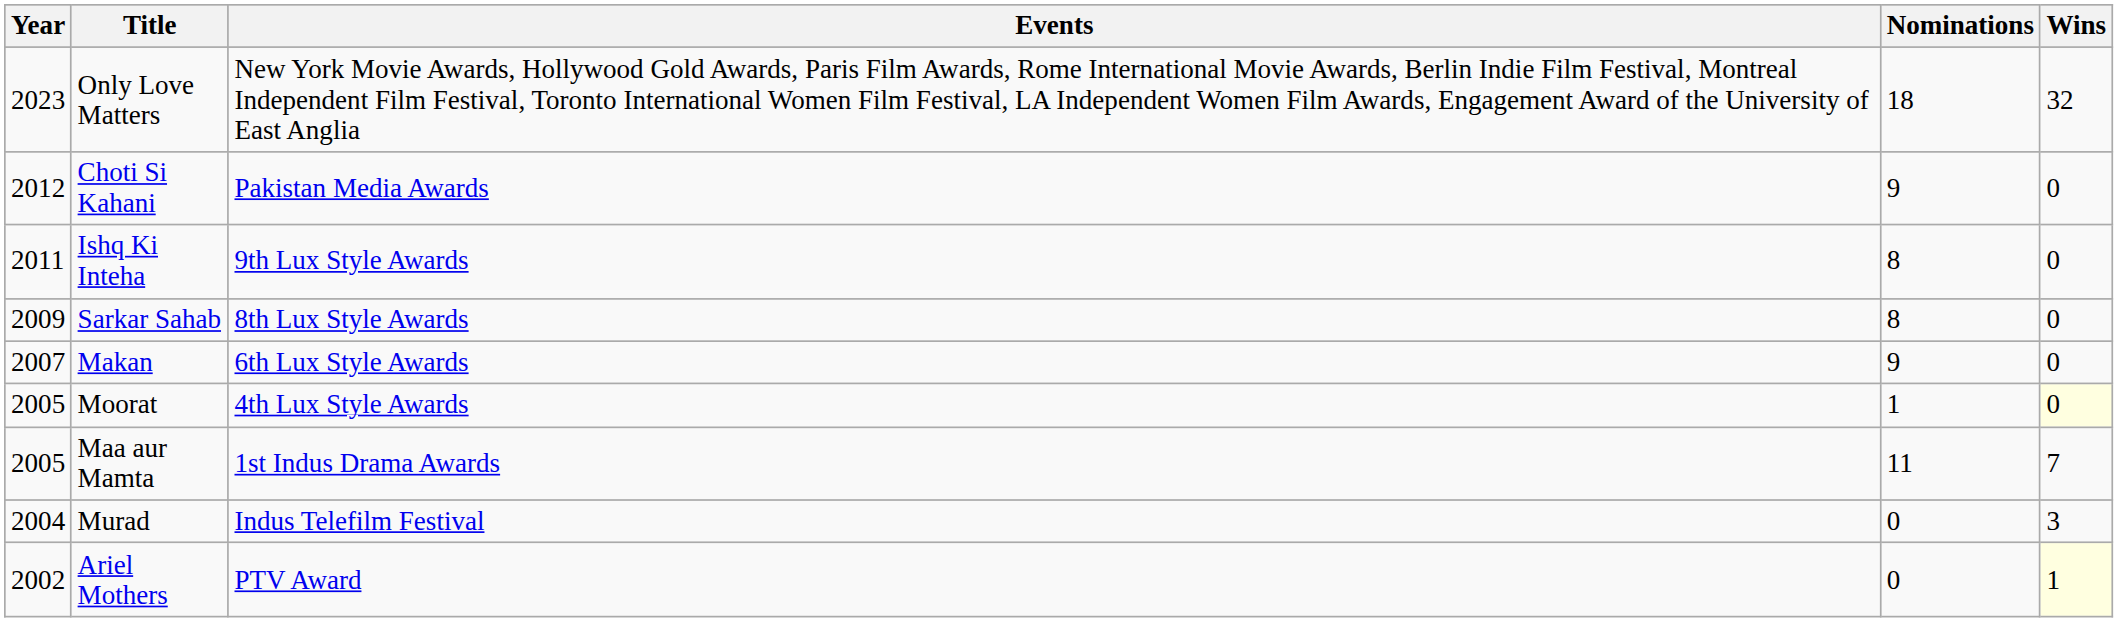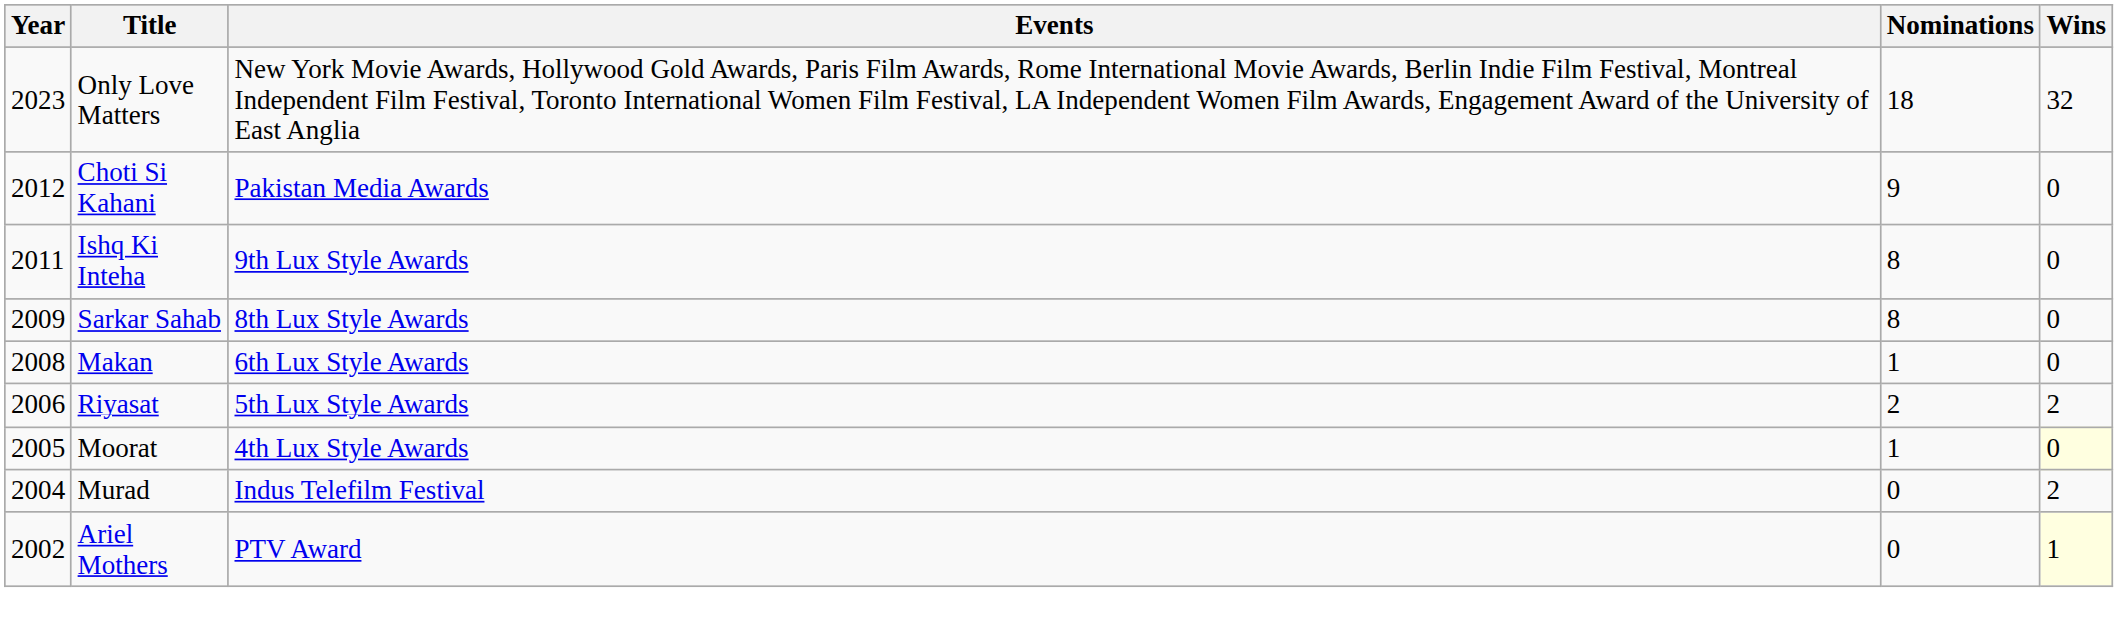(38, 362) 2007 -> (38, 362) 2008
(1893, 362) 9 -> (1893, 362) 1
+ row: (118, 404)
- row: (122, 463)
(2053, 521) 3 -> (2053, 490) 2
